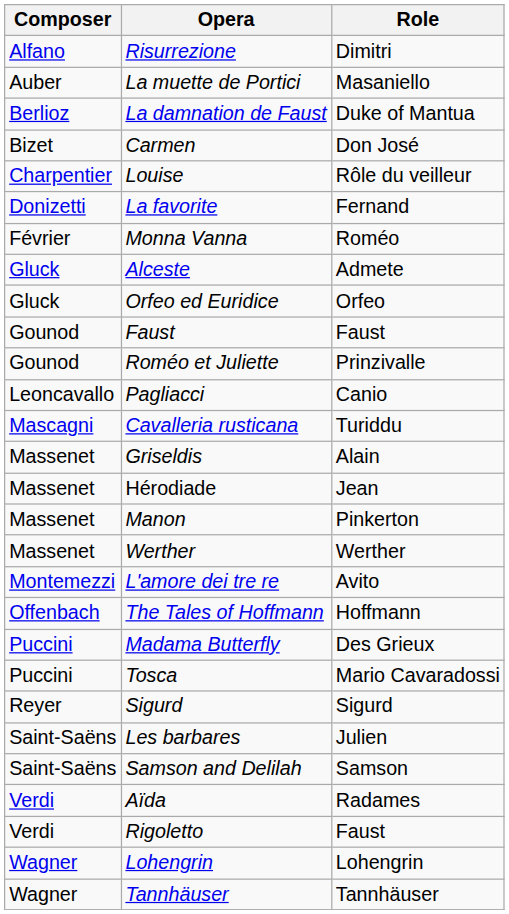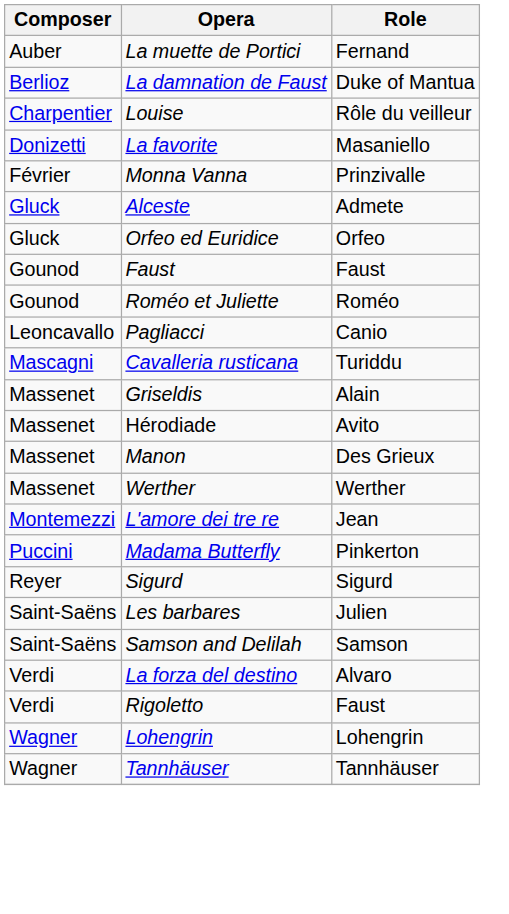- row: (181, 51)
(383, 82) Masaniello -> (372, 51) Fernand
- row: (160, 144)
(372, 207) Fernand -> (383, 144) Masaniello
(368, 238) Roméo -> (381, 176) Prinzivalle
(381, 363) Prinzivalle -> (368, 301) Roméo
(357, 488) Jean -> (358, 425) Avito
(377, 519) Pinkerton -> (385, 457) Des Grieux
(358, 581) Avito -> (357, 519) Jean
- row: (225, 613)
(385, 644) Des Grieux -> (377, 550) Pinkerton
- row: (151, 675)
- row: (146, 800)
+ row: (211, 675)
